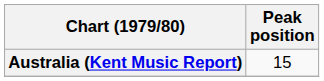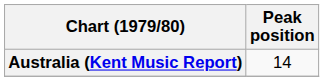(282, 62) 15 -> (282, 62) 14
